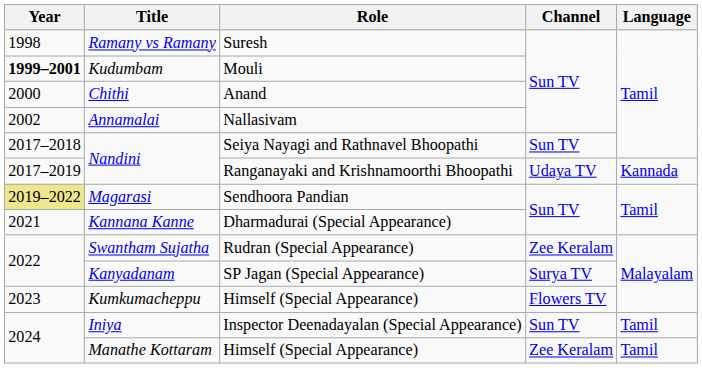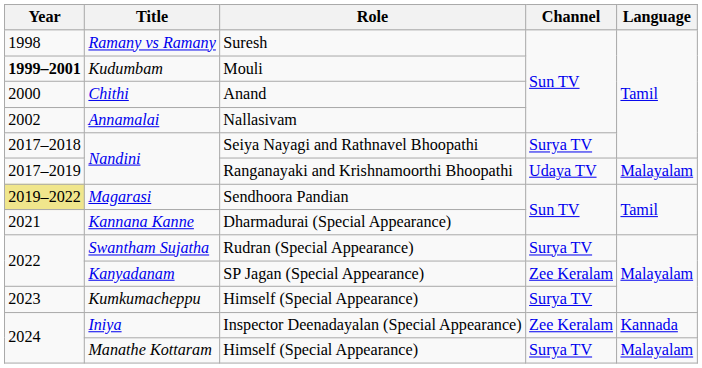(554, 145) Sun TV -> (561, 145) Surya TV
(649, 171) Kannada -> (657, 171) Malayalam
(571, 247) Zee Keralam -> (561, 247) Surya TV
(561, 273) Surya TV -> (571, 273) Zee Keralam
(568, 299) Flowers TV -> (561, 299) Surya TV
(554, 324) Sun TV -> (571, 324) Zee Keralam
(639, 324) Tamil -> (649, 324) Kannada
(571, 350) Zee Keralam -> (561, 350) Surya TV
(639, 350) Tamil -> (657, 350) Malayalam
